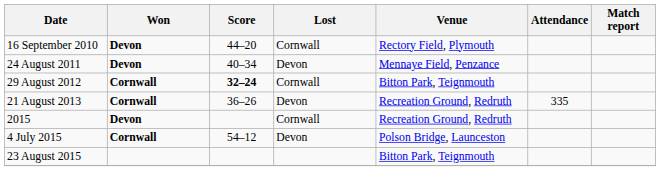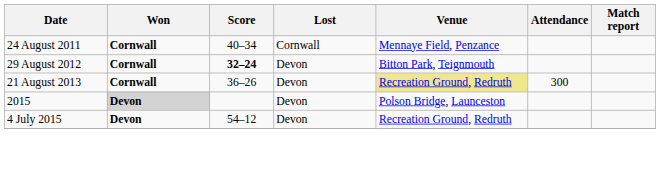- row: (52, 45)
(126, 63) Devon -> (133, 45) Cornwall
(292, 63) Devon -> (298, 45) Cornwall
(298, 82) Cornwall -> (292, 63) Devon
(445, 100) no background -> (445, 82) khaki background
(560, 100) 335 -> (560, 82) 300
(126, 119) no background -> (126, 100) lightgrey background
(298, 119) Cornwall -> (292, 100) Devon
(445, 119) Recreation Ground, Redruth -> (442, 100) Polson Bridge, Launceston
(133, 138) Cornwall -> (126, 119) Devon
(442, 138) Polson Bridge, Launceston -> (445, 119) Recreation Ground, Redruth
- row: (44, 156)
